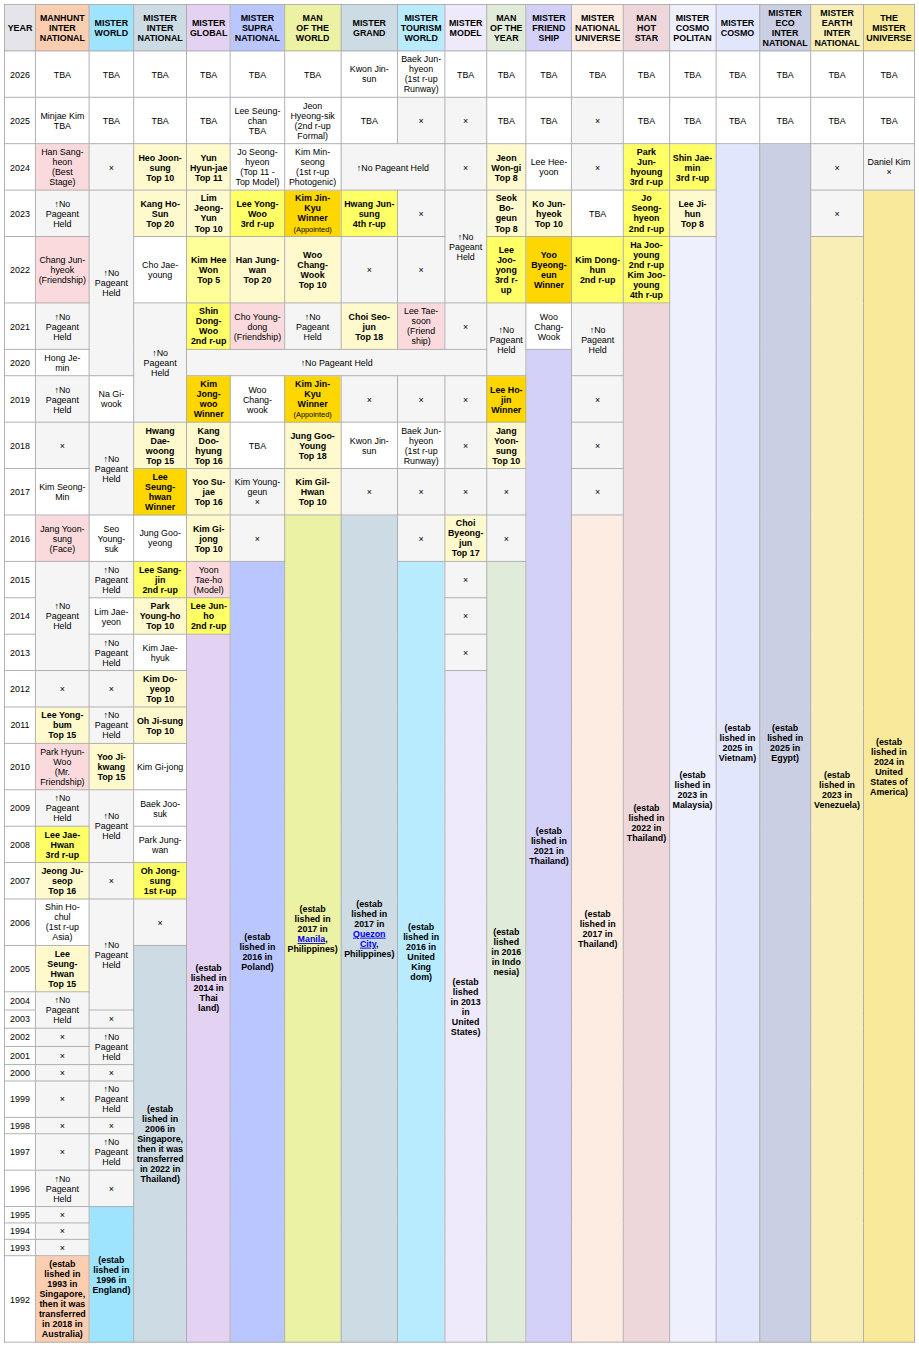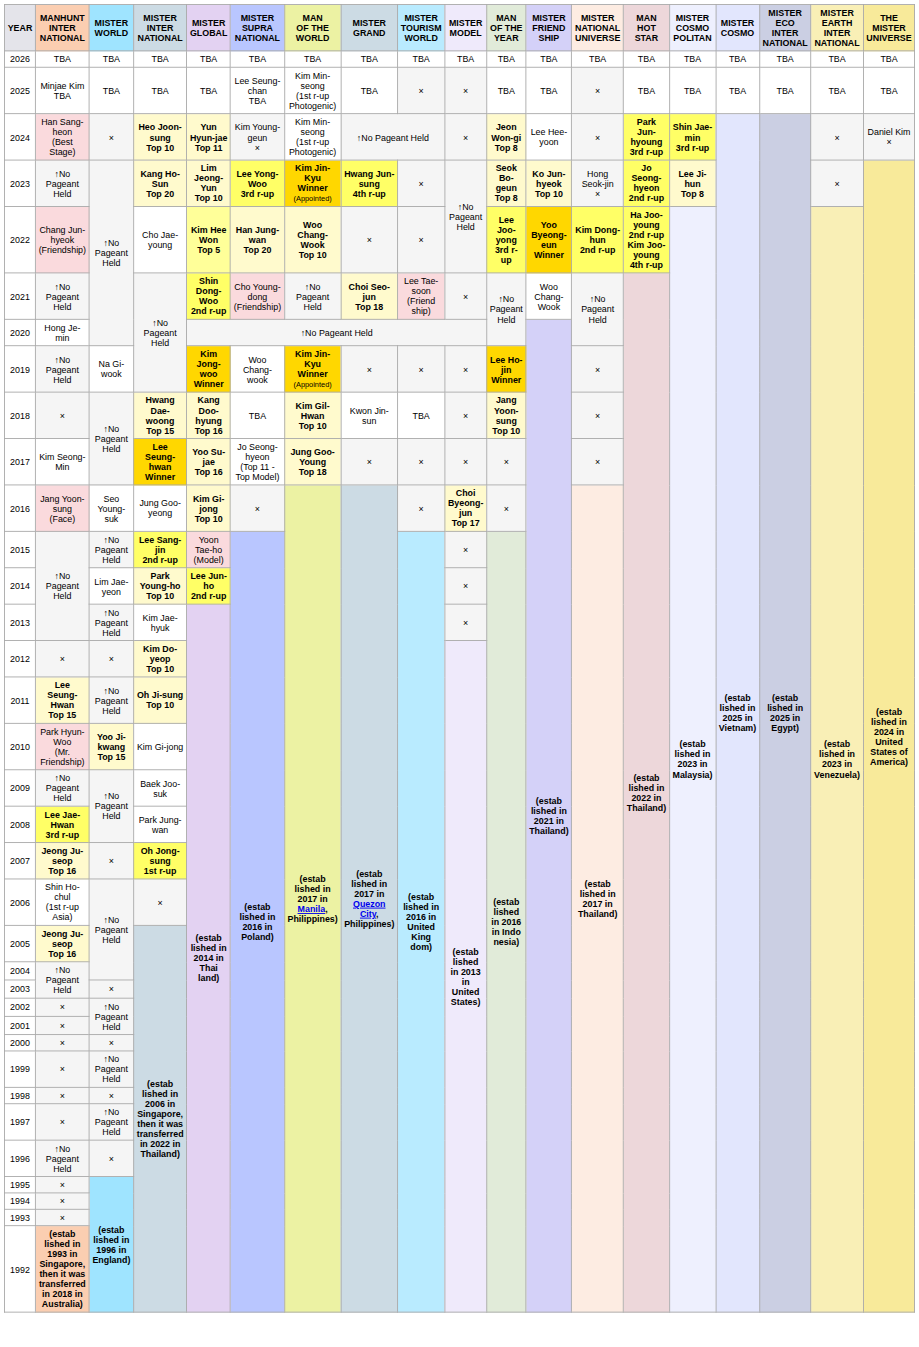(369, 74) Kwon Jin-sun -> (369, 59) TBA
(421, 74) Baek Jun-hyeon (1st r-up Runway) -> (421, 59) TBA
(313, 120) Jeon Hyeong-sik (2nd r-up Formal) -> (313, 90) Kim Min-seong (1st r-up Photogenic)
(257, 167) Jo Seong-hyeon (Top 11 - Top Model) -> (257, 137) Kim Young-geun ×
(598, 213) TBA -> (598, 183) Hong Seok-jin ×
(313, 445) Jung Goo-Young Top 18 -> (313, 415) Kim Gil-Hwan Top 10
(421, 445) Baek Jun-hyeon (1st r-up Runway) -> (421, 415) TBA
(257, 492) Kim Young-geun × -> (257, 462) Jo Seong-hyeon (Top 11 - Top Model)
(313, 492) Kim Gil-Hwan Top 10 -> (313, 462) Jung Goo-Young Top 18
(62, 725) Lee Yong-bum Top 15 -> (62, 700) Lee Seung-Hwan Top 15
(62, 969) Lee Seung-Hwan Top 15 -> (62, 944) Jeong Ju-seop Top 16
